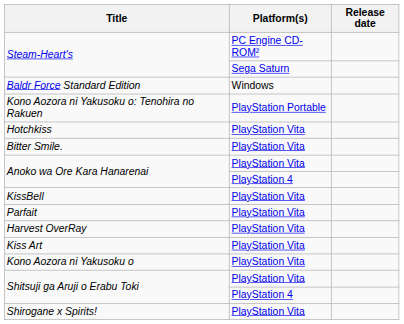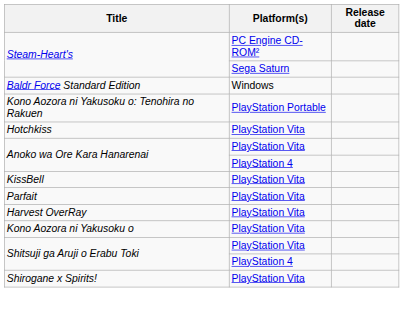- row: (35, 146)
- row: (24, 245)
